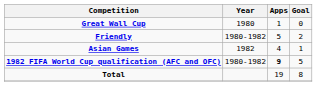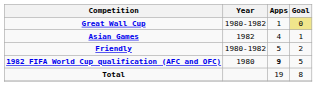(245, 23) 1980 -> (245, 23) 1980-1982
(301, 23) no background -> (301, 23) khaki background
rows swapped: (114, 36) <-> (114, 49)
(245, 62) 1980-1982 -> (245, 62) 1980
